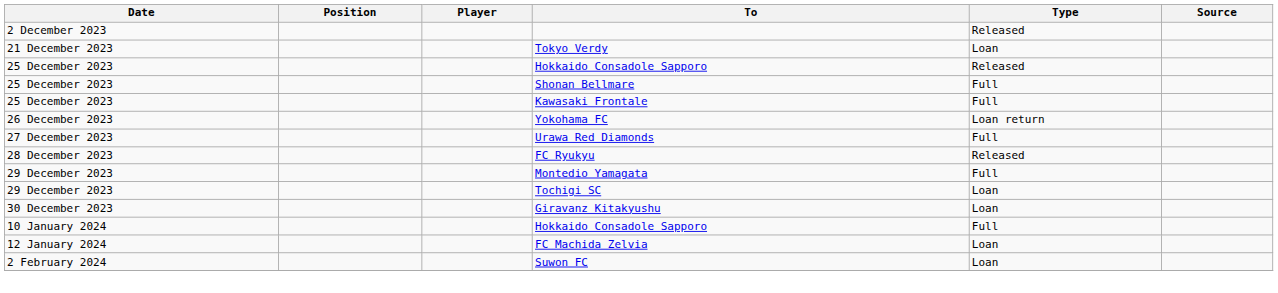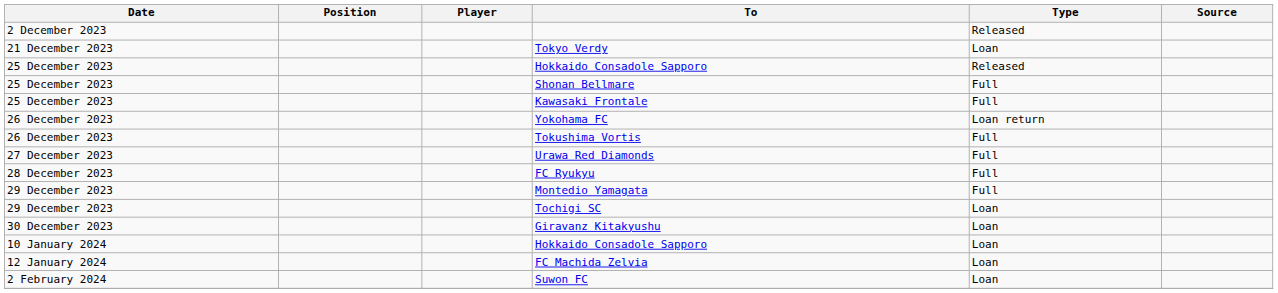+ row: (60, 138)
(998, 156) Released -> (985, 173) Full
(985, 227) Full -> (985, 244) Loan
